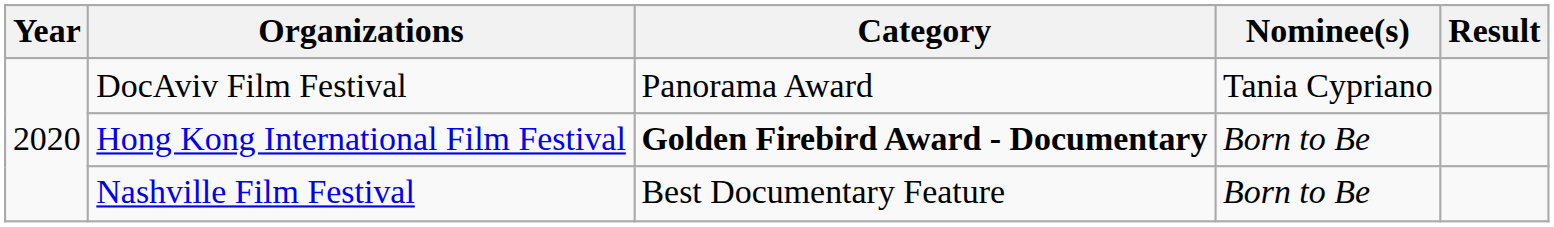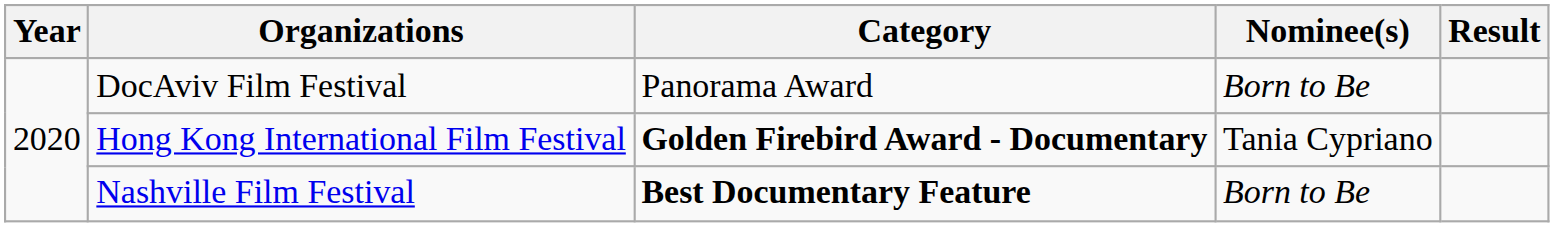(1328, 85) Tania Cypriano -> (1297, 85) Born to Be
(1297, 138) Born to Be -> (1328, 138) Tania Cypriano
(823, 192) normal -> (836, 192) bold
